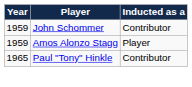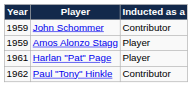+ row: (72, 58)
(17, 58) 1965 -> (17, 74) 1962
